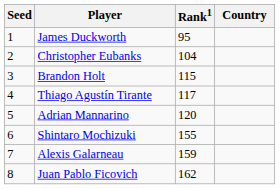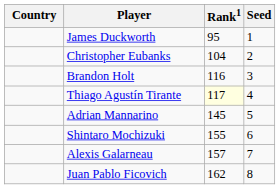columns swapped: (245, 15) <-> (20, 15)
(187, 76) 115 -> (216, 76) 116
(187, 95) no background -> (216, 95) lightyellow background
(187, 115) 120 -> (216, 115) 145
(187, 154) 159 -> (216, 154) 157
